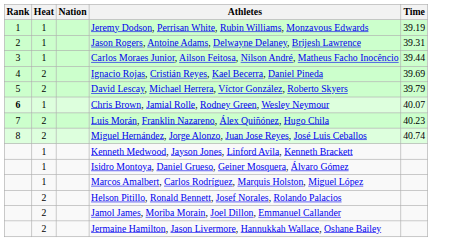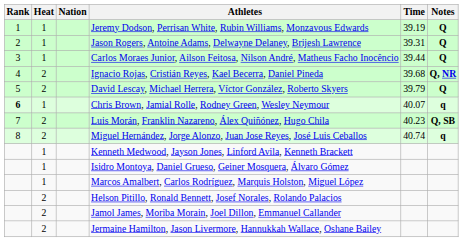+ column: (443, 12)
(414, 74) 39.69 -> (414, 74) 39.68
